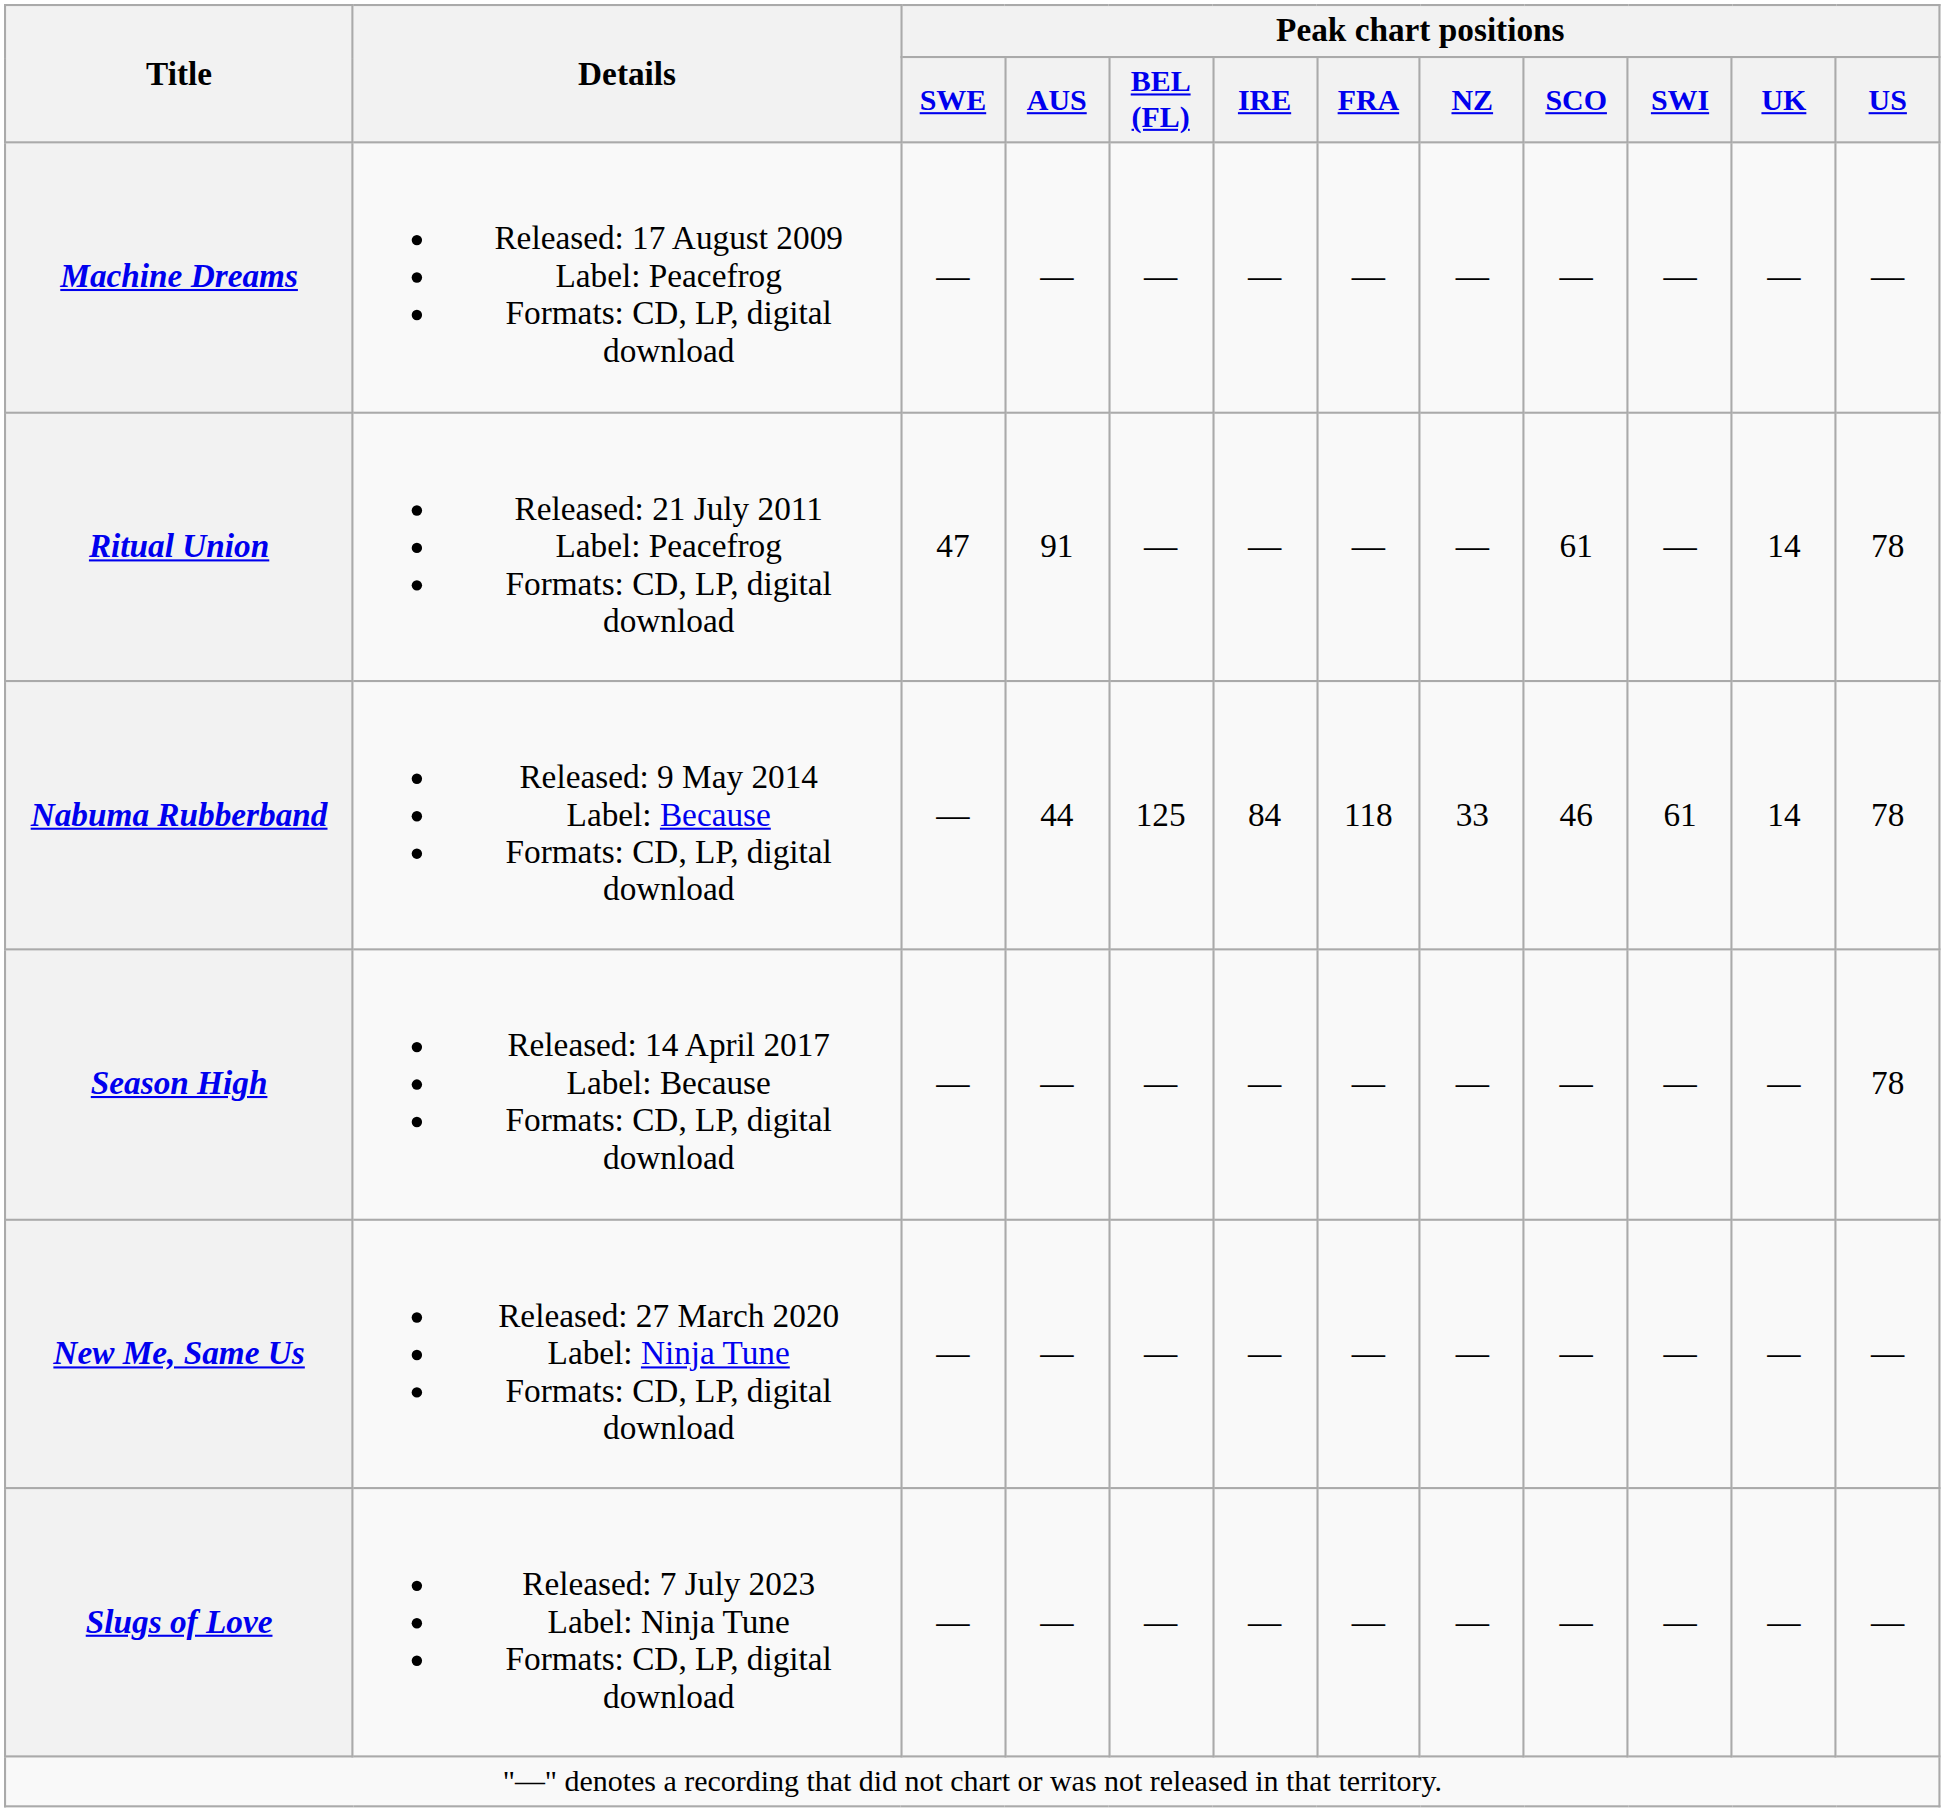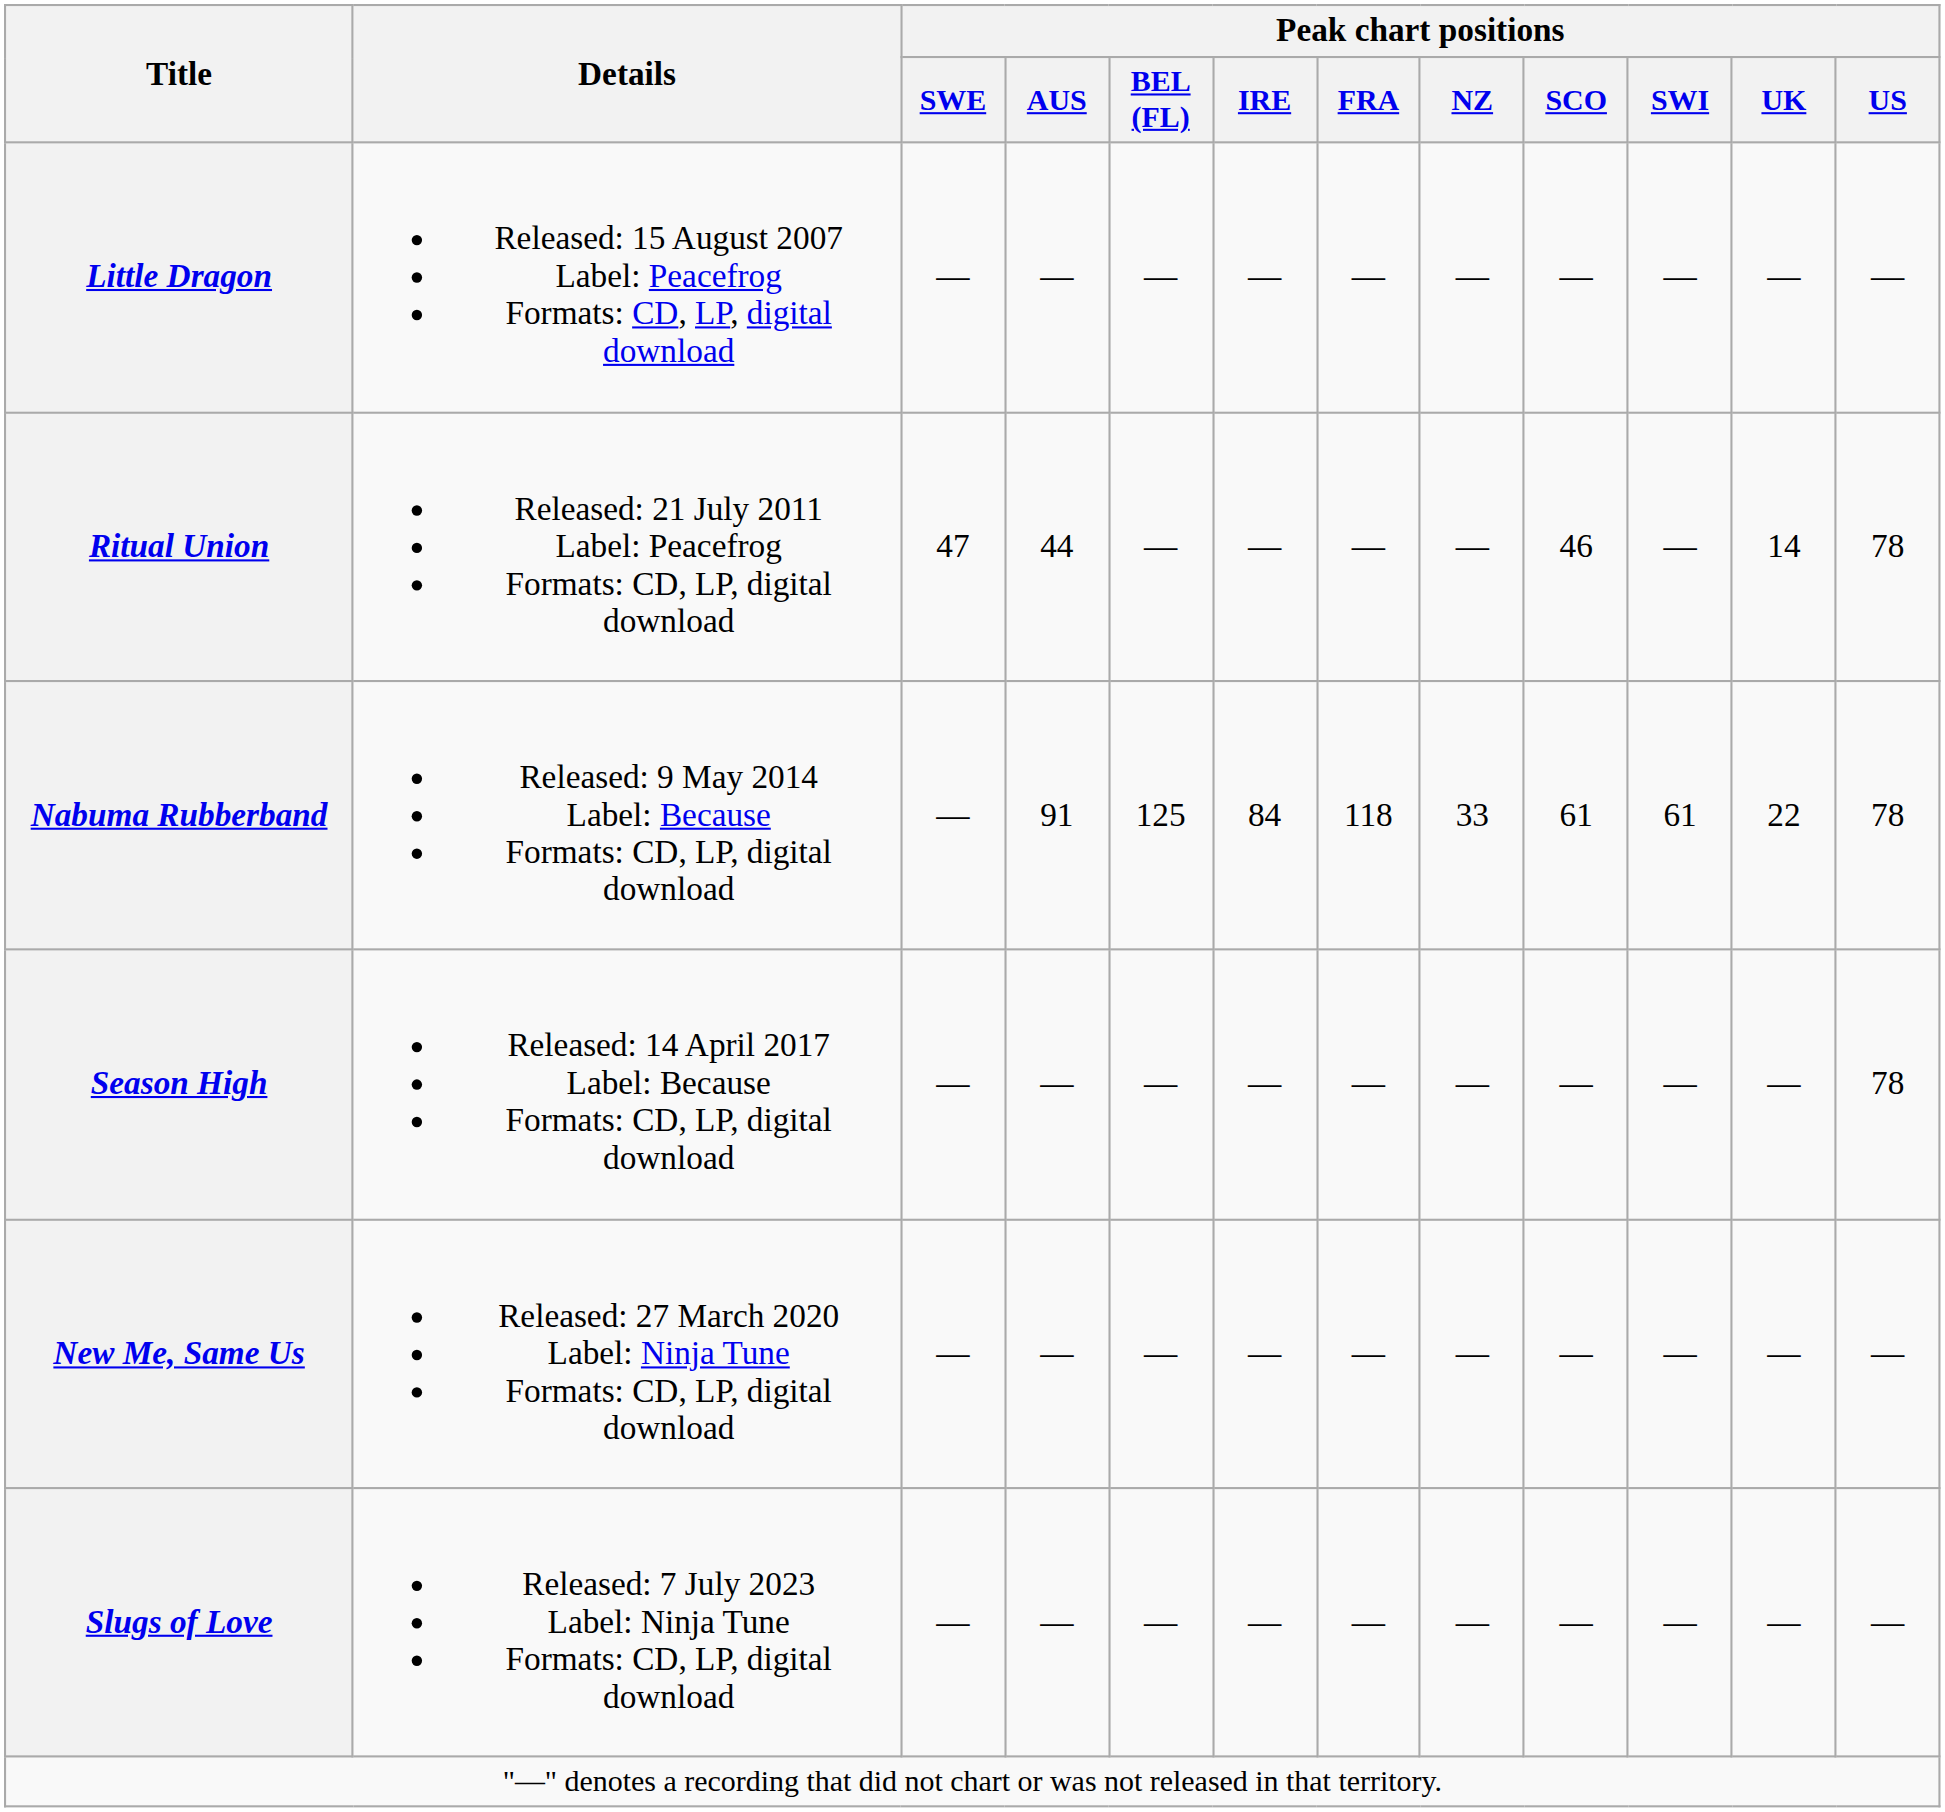+ row: (179, 276)
- row: (179, 276)
(1057, 545) 91 -> (1057, 545) 44
(1576, 545) 61 -> (1576, 545) 46
(1057, 814) 44 -> (1057, 814) 91
(1576, 814) 46 -> (1576, 814) 61
(1784, 814) 14 -> (1784, 814) 22
